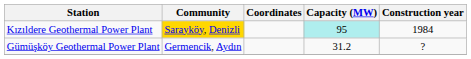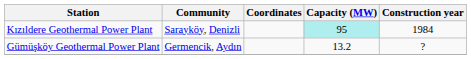(202, 29) gold background -> (202, 29) no background
(342, 46) 31.2 -> (342, 46) 13.2
